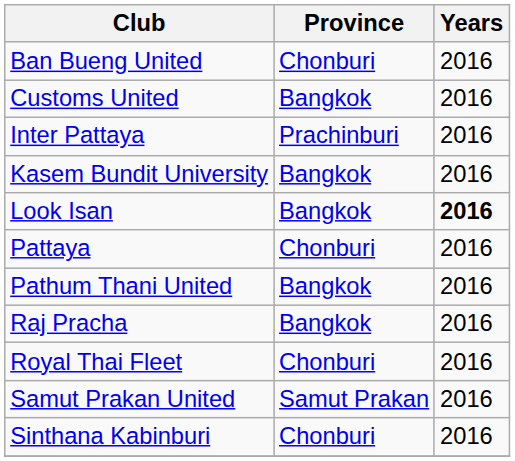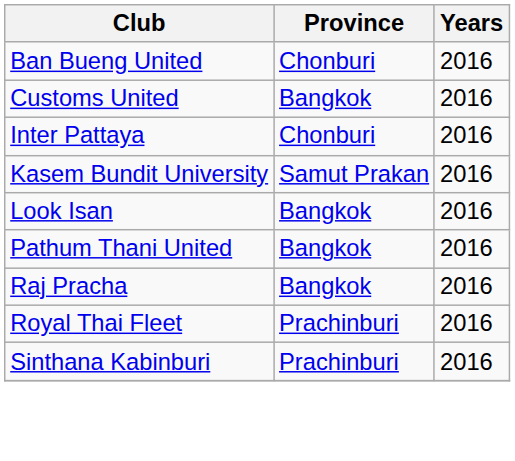(339, 135) Prachinburi -> (327, 135) Chonburi
(325, 173) Bangkok -> (354, 173) Samut Prakan
(466, 211) bold -> (466, 211) normal
- row: (50, 248)
(327, 361) Chonburi -> (339, 323) Prachinburi
- row: (123, 398)
(327, 436) Chonburi -> (339, 361) Prachinburi
